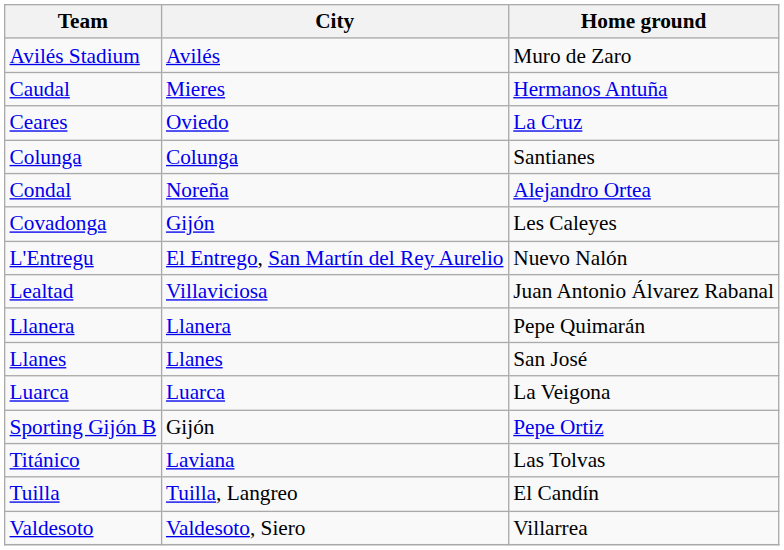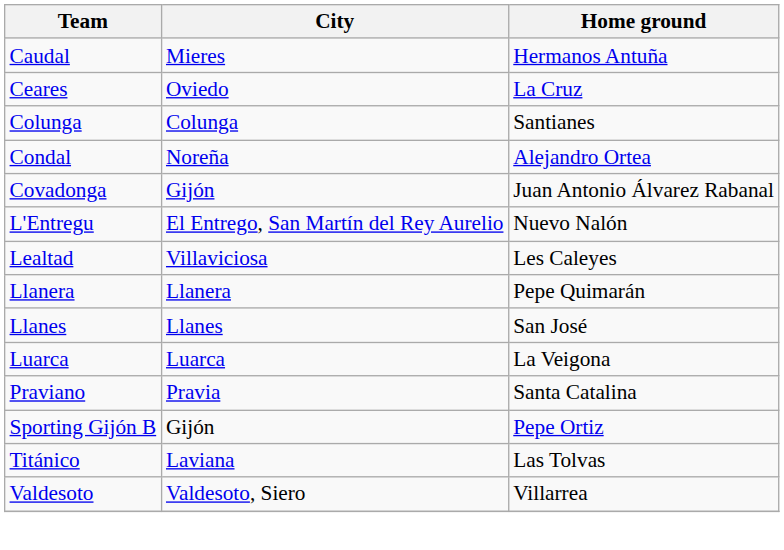- row: (75, 55)
(565, 223) Les Caleyes -> (644, 190) Juan Antonio Álvarez Rabanal
(644, 291) Juan Antonio Álvarez Rabanal -> (565, 257) Les Caleyes
+ row: (47, 392)
- row: (35, 493)
